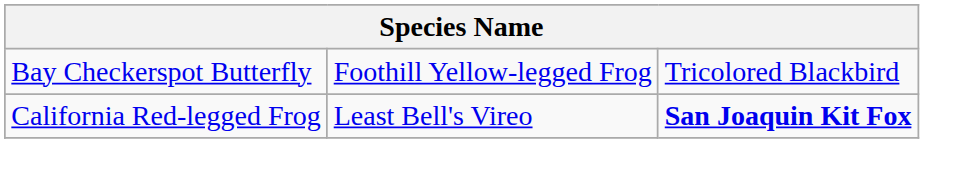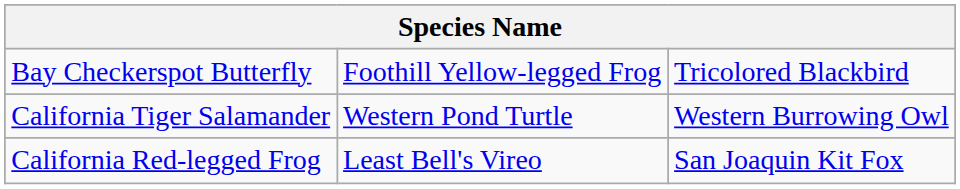+ row: (171, 115)
(788, 115) bold -> (789, 159) normal
